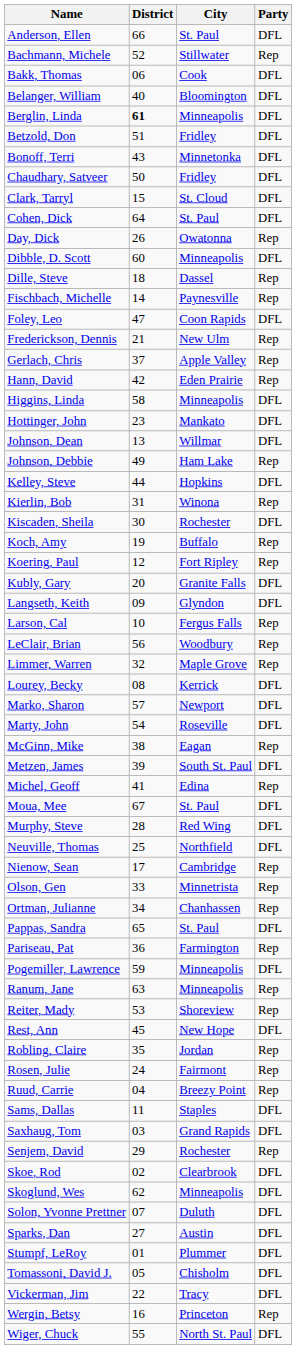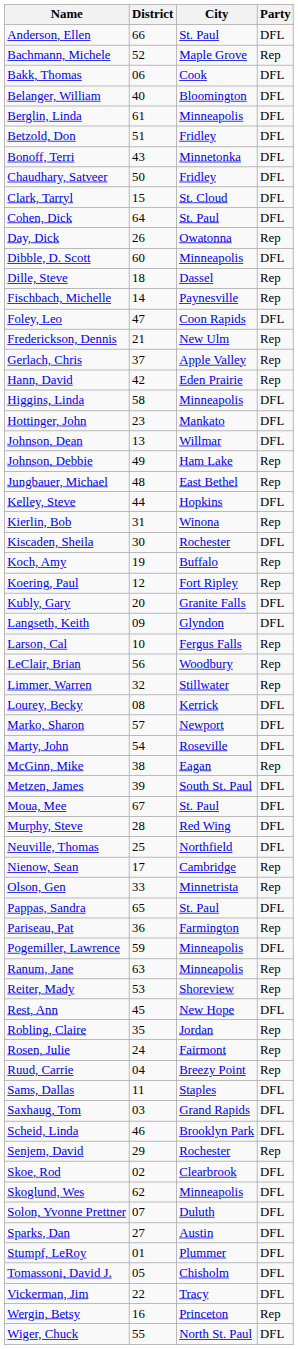(204, 55) Stillwater -> (213, 55) Maple Grove
(138, 116) bold -> (138, 116) normal
+ row: (58, 481)
(213, 664) Maple Grove -> (204, 684) Stillwater
- row: (43, 786)
- row: (51, 907)
+ row: (43, 1131)
